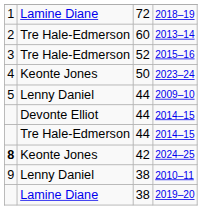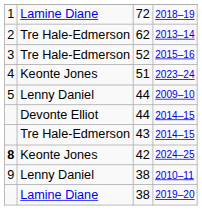(143, 34) 60 -> (143, 34) 62
(143, 74) 50 -> (143, 74) 51
(143, 134) 44 -> (143, 134) 43
